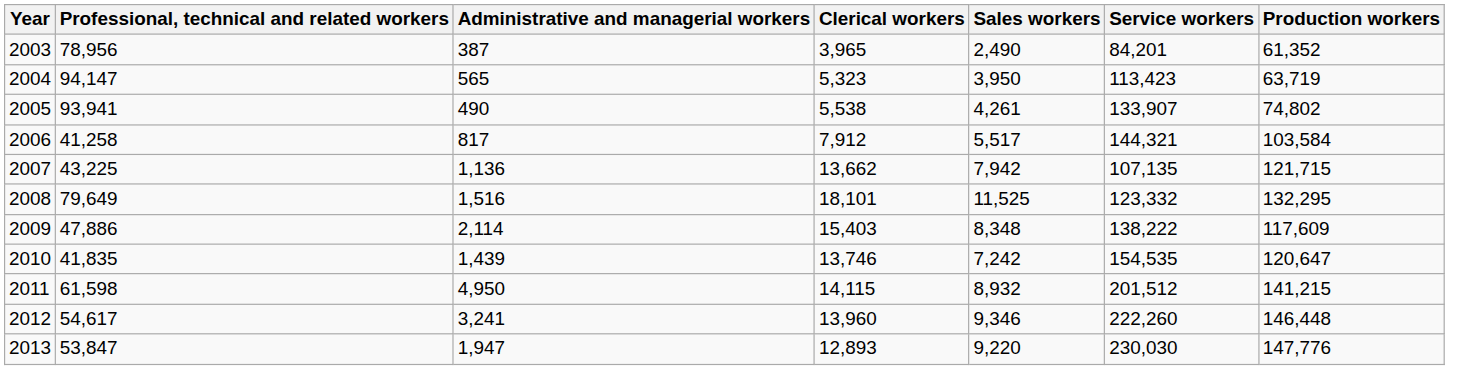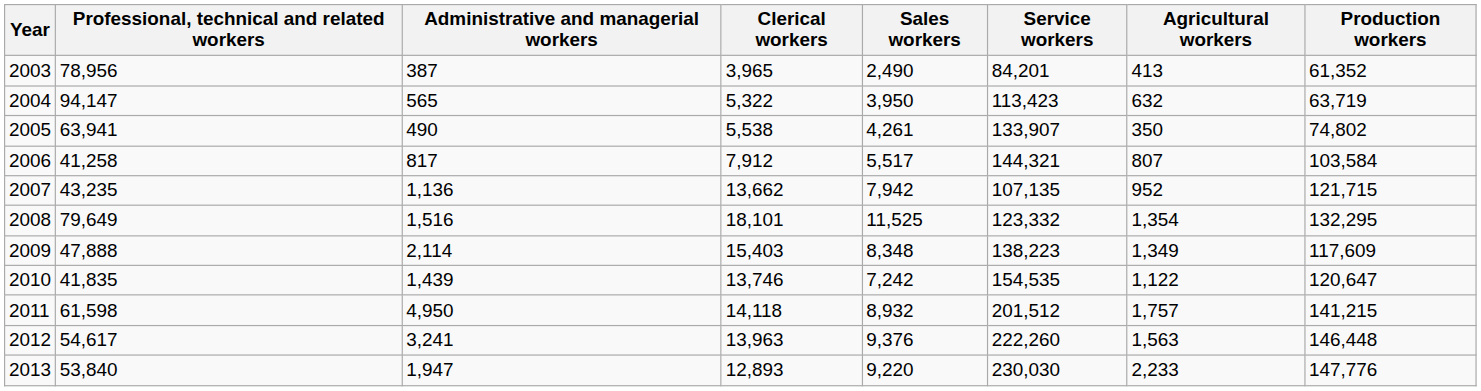+ column: (1216, 30)
(843, 79) 5,323 -> (749, 100) 5,322
(89, 109) 93,941 -> (89, 130) 63,941
(89, 169) 43,225 -> (89, 190) 43,235
(89, 229) 47,886 -> (89, 250) 47,888
(1143, 229) 138,222 -> (1026, 250) 138,223
(847, 288) 14,115 -> (754, 310) 14,118
(848, 318) 13,960 -> (755, 340) 13,963
(997, 318) 9,346 -> (890, 340) 9,376
(89, 348) 53,847 -> (89, 370) 53,840
